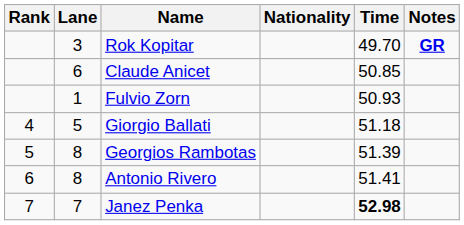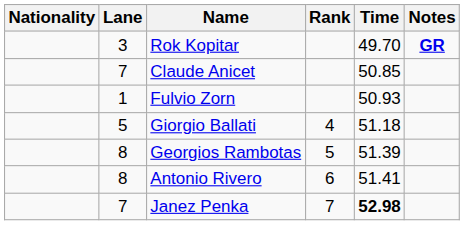columns swapped: (29, 17) <-> (307, 17)
(78, 71) 6 -> (123, 71) 7
